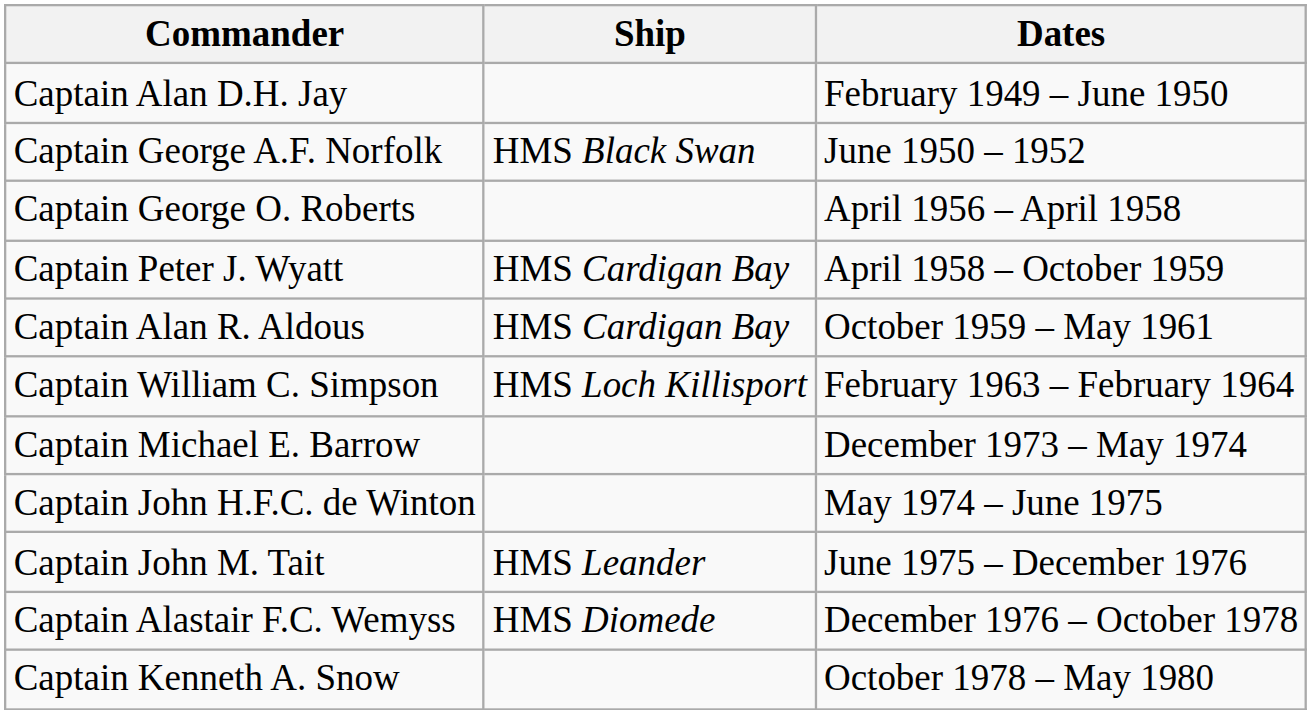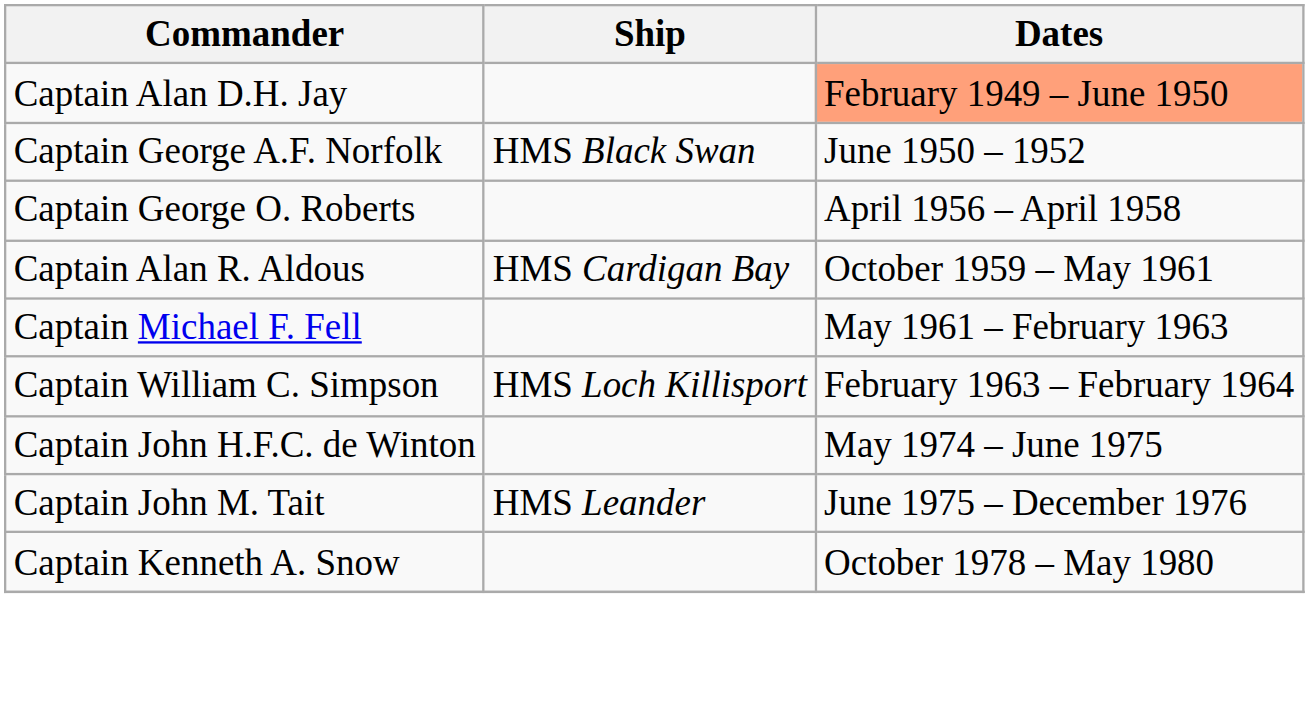(1026, 92) no background -> (1026, 92) lightsalmon background
- row: (179, 268)
+ row: (188, 326)
- row: (217, 444)
- row: (235, 619)
